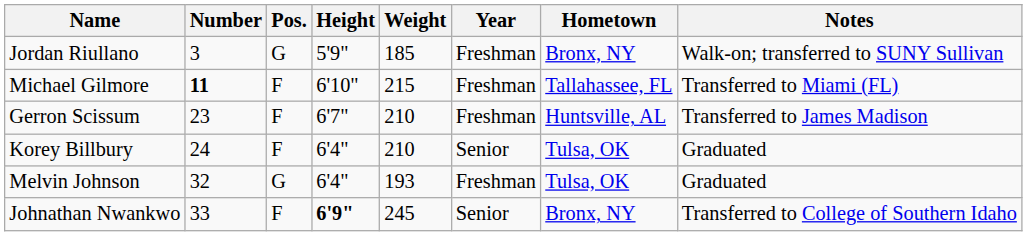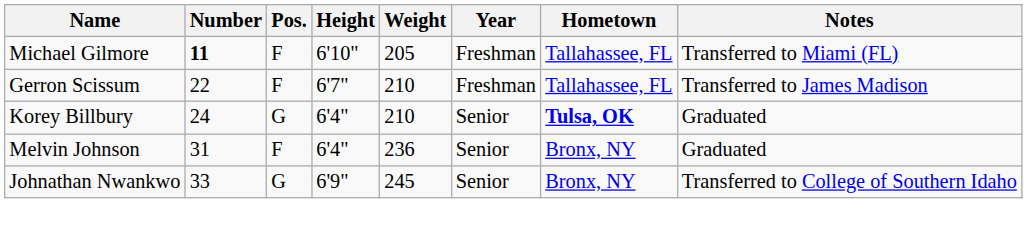- row: (74, 52)
(400, 85) 215 -> (400, 52) 205
(200, 117) 23 -> (200, 85) 22
(606, 117) Huntsville, AL -> (609, 85) Tallahassee, FL
(277, 149) F -> (279, 117) G
(587, 149) normal -> (589, 117) bold
(200, 181) 32 -> (200, 149) 31
(279, 181) G -> (277, 149) F
(400, 181) 193 -> (400, 149) 236
(496, 181) Freshman -> (482, 149) Senior
(587, 181) Tulsa, OK -> (590, 149) Bronx, NY
(277, 213) F -> (279, 181) G
(335, 213) bold -> (332, 181) normal
